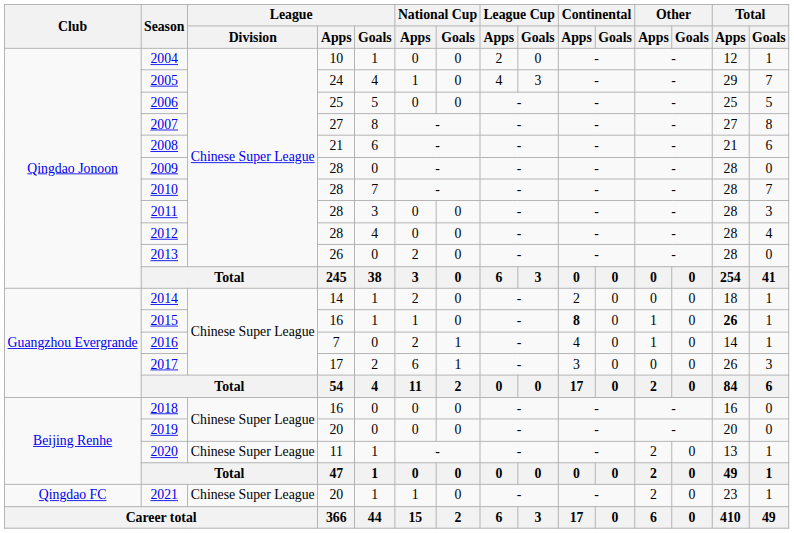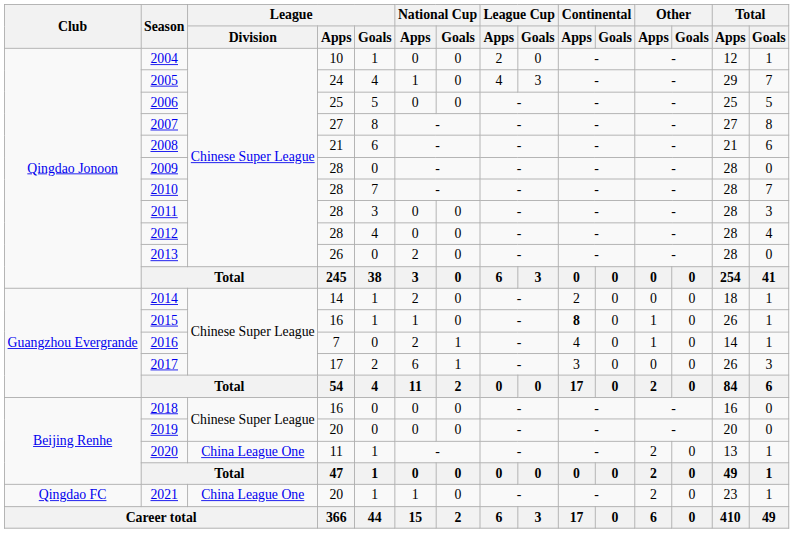(730, 320) bold -> (730, 320) normal
(253, 451) Chinese Super League -> (253, 451) China League One
(253, 495) Chinese Super League -> (253, 495) China League One
